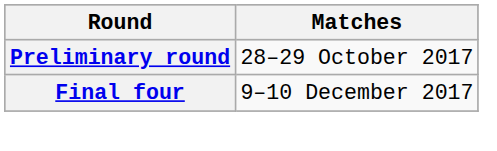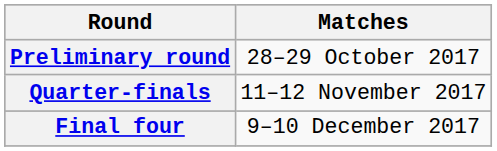+ row: (120, 93)
